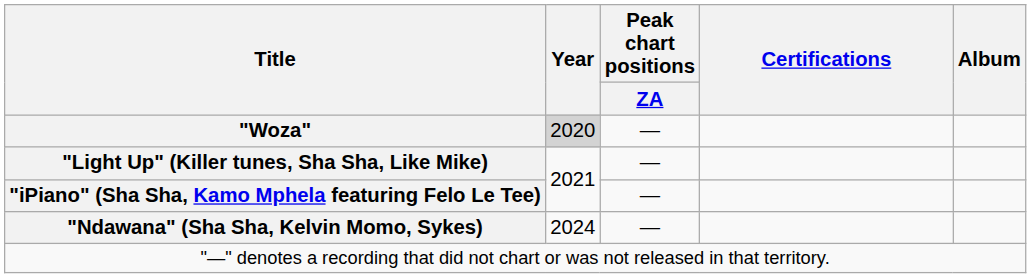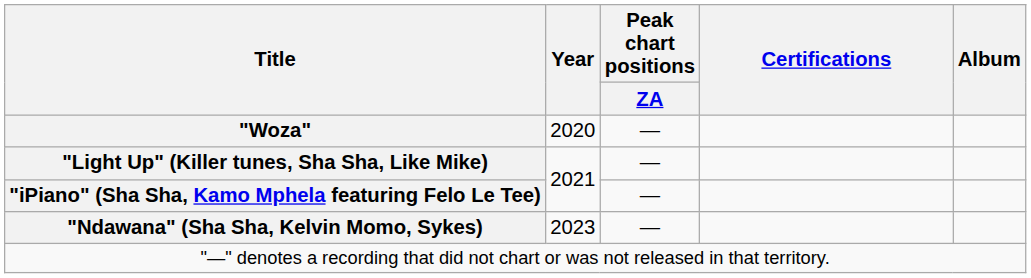(573, 130) lightgrey background -> (573, 130) no background
(573, 227) 2024 -> (573, 227) 2023
